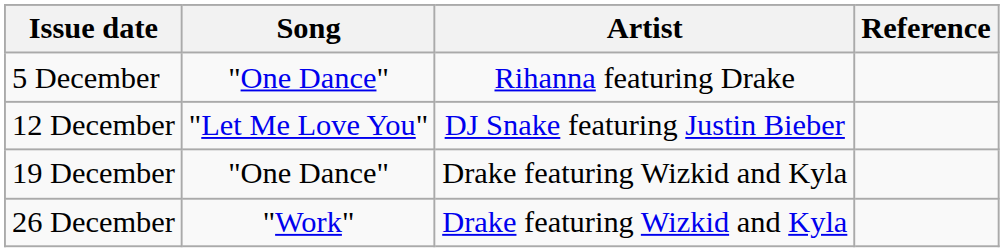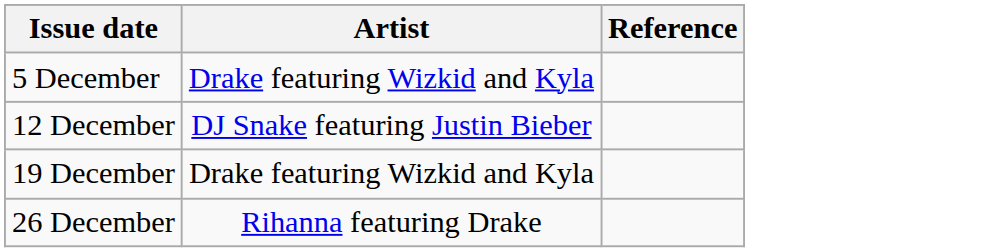- column: (309, 28)
(645, 76) Rihanna featuring Drake -> (391, 76) Drake featuring Wizkid and Kyla
(645, 221) Drake featuring Wizkid and Kyla -> (391, 221) Rihanna featuring Drake
